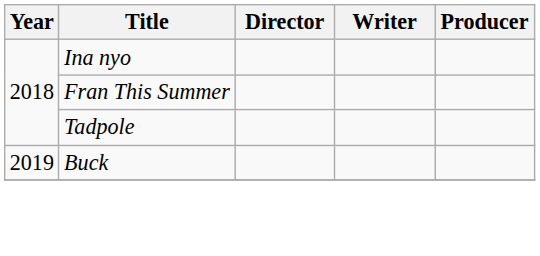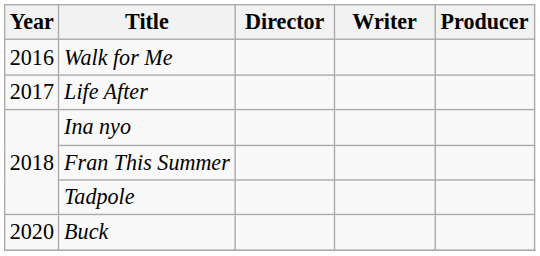+ row: (118, 57)
+ row: (106, 92)
(32, 162) 2019 -> (32, 232) 2020
